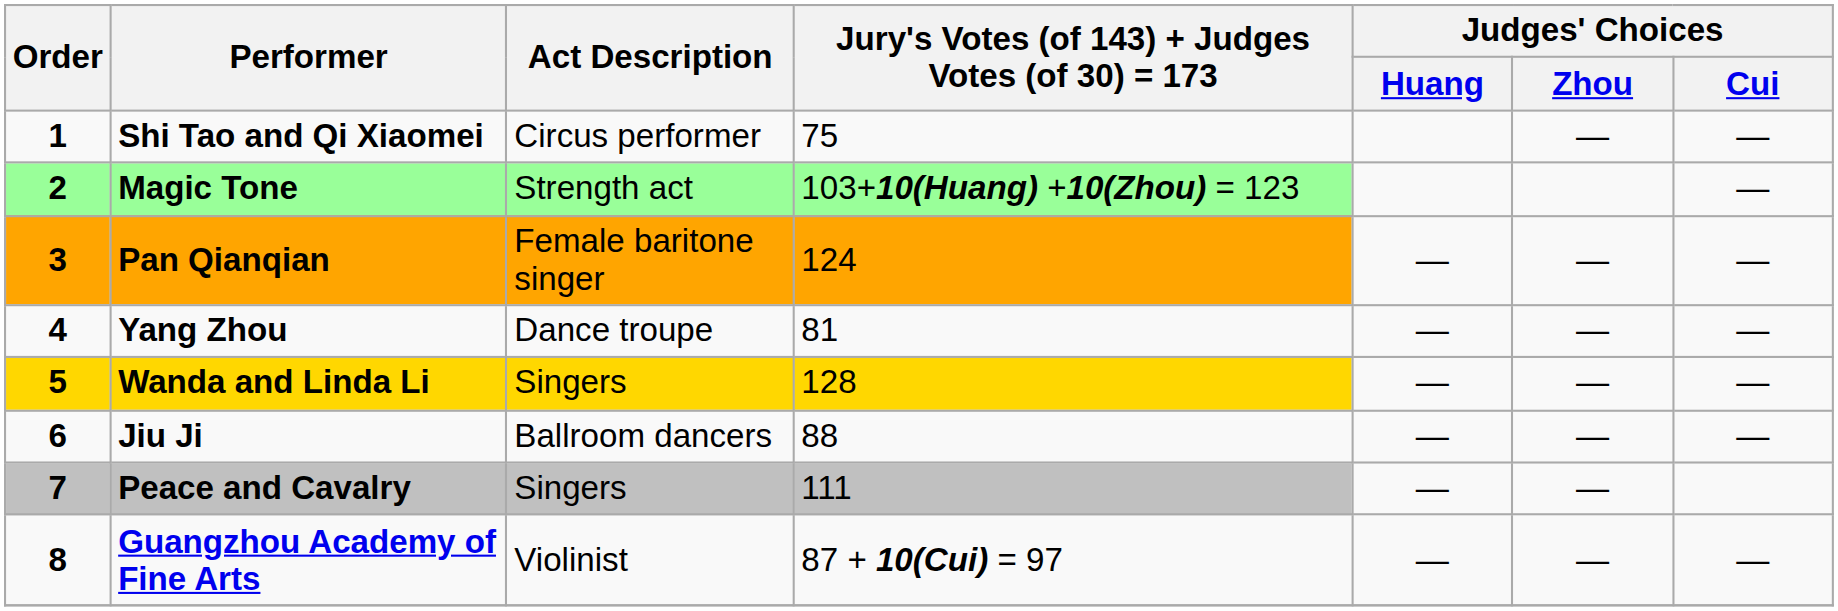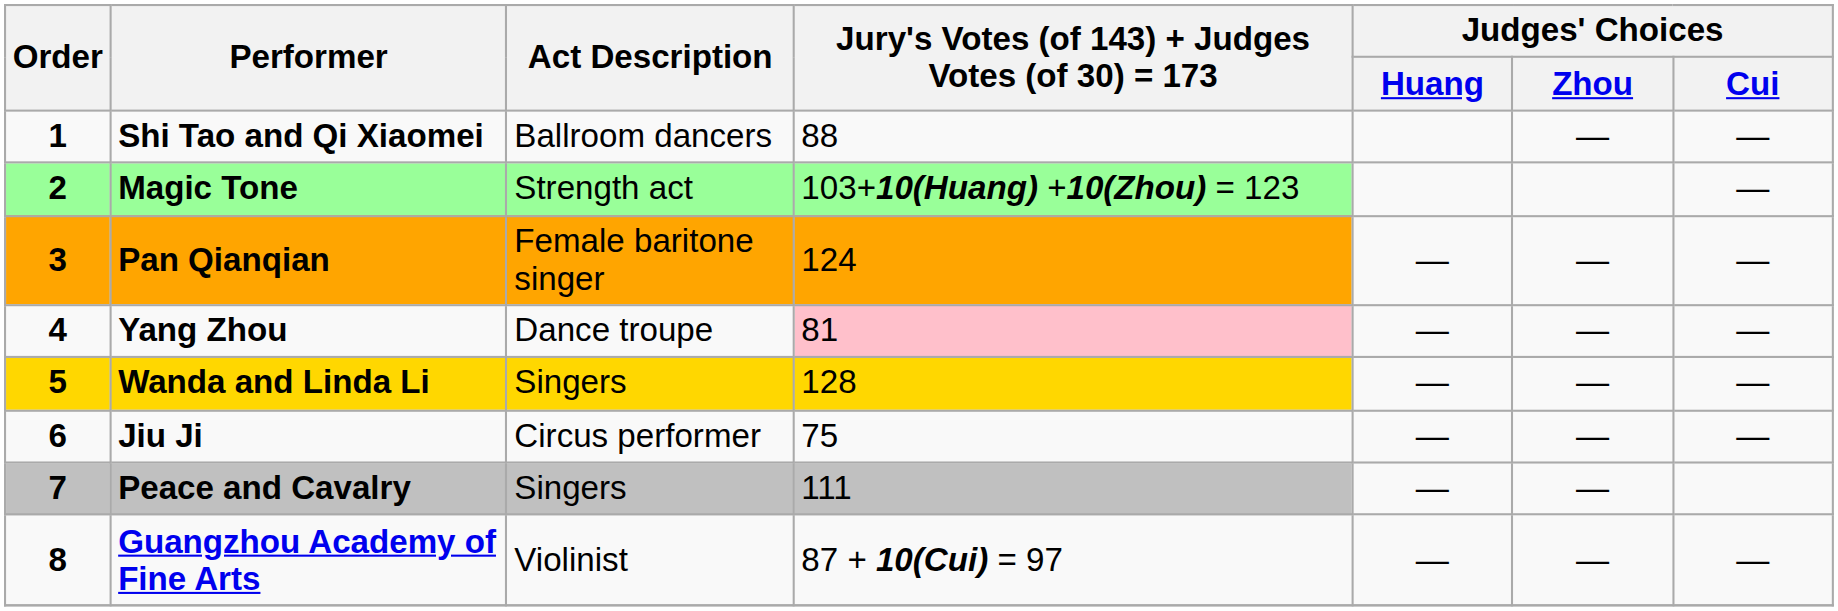(638, 135) Circus performer -> (643, 135) Ballroom dancers
(820, 135) 75 -> (820, 135) 88
(820, 330) no background -> (820, 330) pink background
(643, 435) Ballroom dancers -> (638, 435) Circus performer
(820, 435) 88 -> (820, 435) 75
